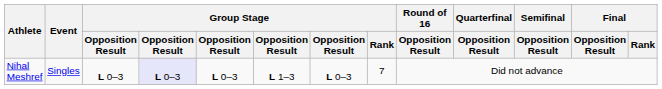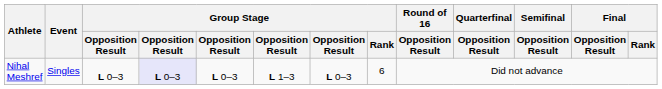(382, 72) 7 -> (382, 72) 6
